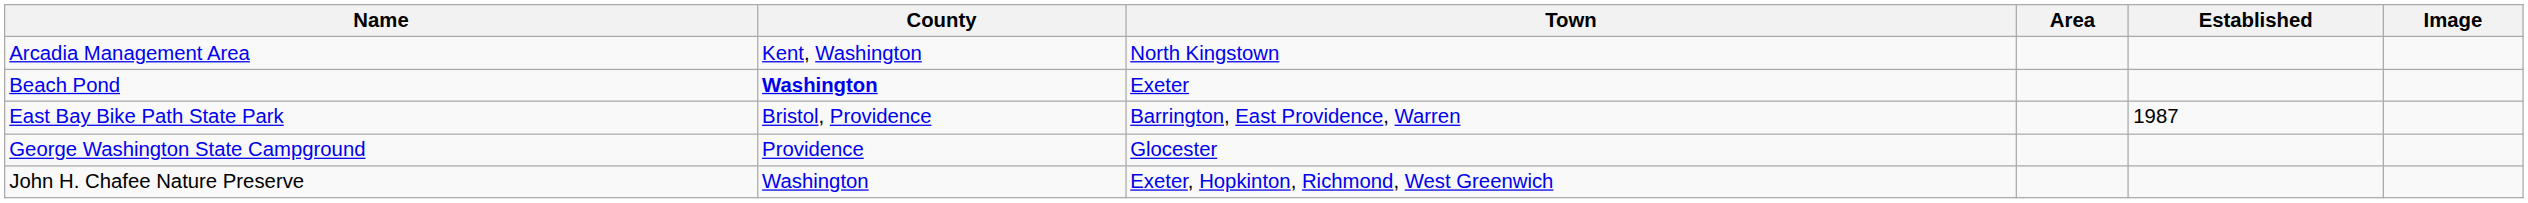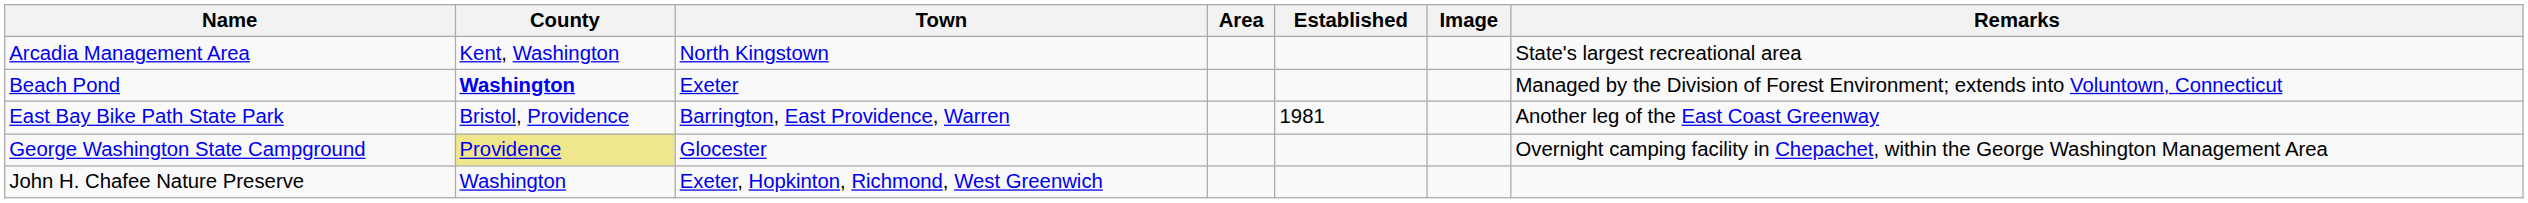+ column: (2017, 20)
(2156, 117) 1987 -> (1302, 117) 1981
(813, 149) no background -> (510, 149) khaki background
